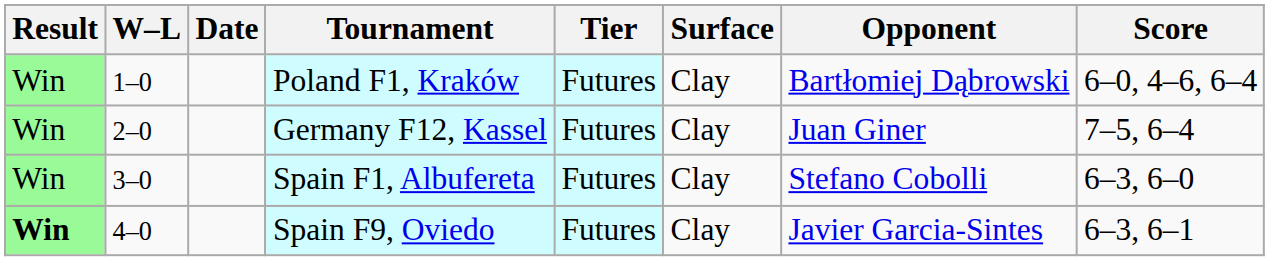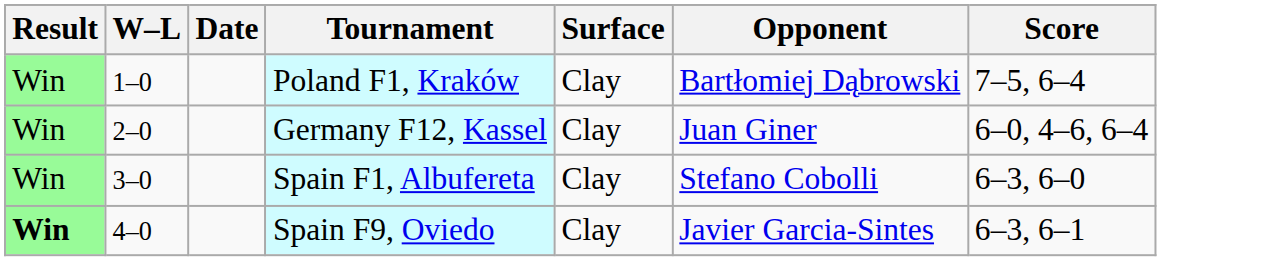- column: (609, 29)
(1171, 79) 6–0, 4–6, 6–4 -> (1030, 79) 7–5, 6–4
(1139, 129) 7–5, 6–4 -> (1062, 129) 6–0, 4–6, 6–4
